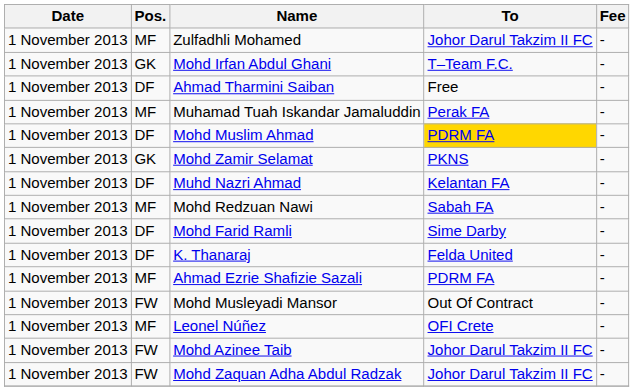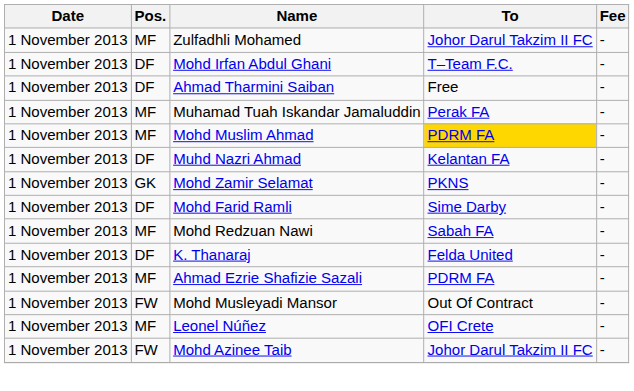(145, 64) GK -> (144, 64) DF
(144, 135) DF -> (145, 135) MF
rows swapped: (243, 159) <-> (237, 183)
rows swapped: (243, 207) <-> (232, 231)
- row: (287, 374)
